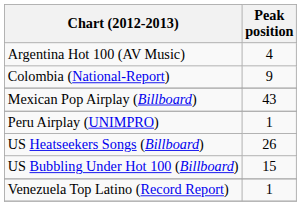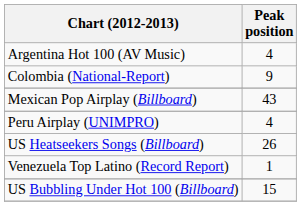(269, 122) 1 -> (269, 122) 4
rows swapped: (123, 167) <-> (118, 189)
